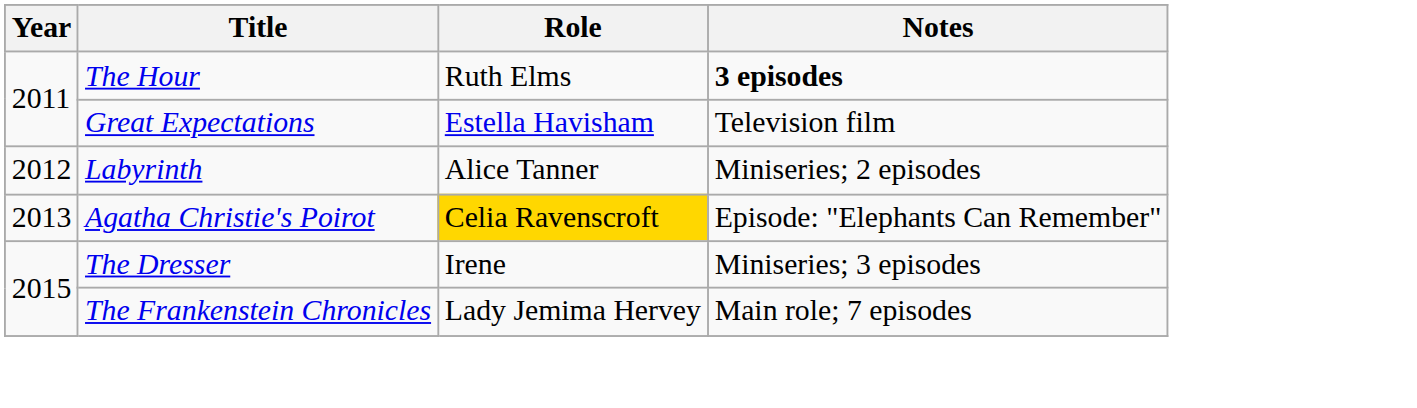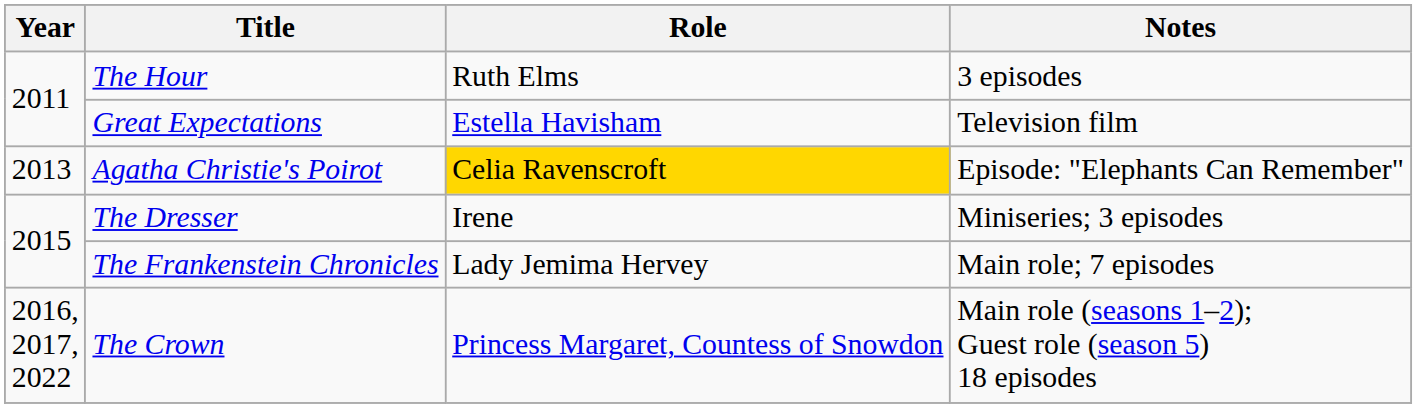(779, 75) bold -> (1020, 75) normal
- row: (144, 169)
+ row: (158, 344)
